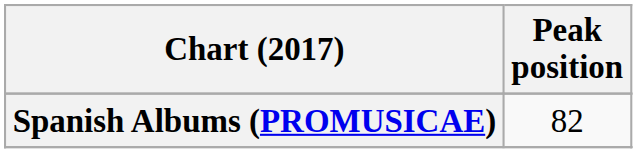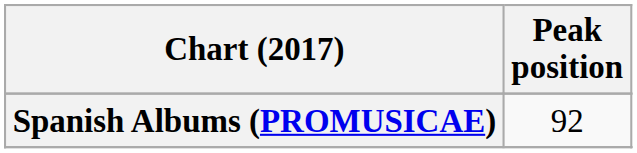(567, 119) 82 -> (567, 119) 92
